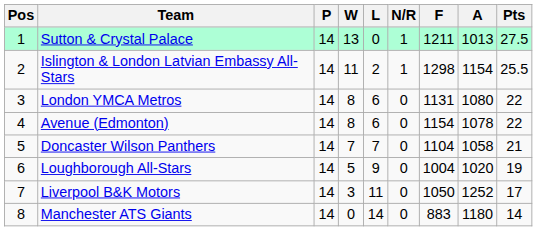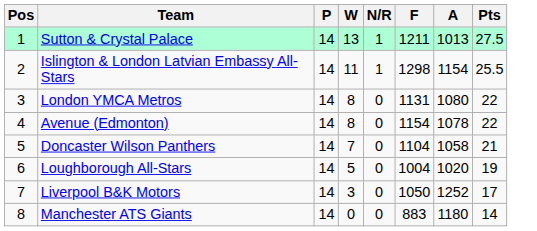- column: (376, 15)
